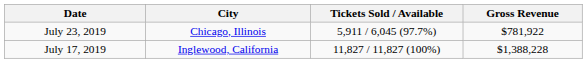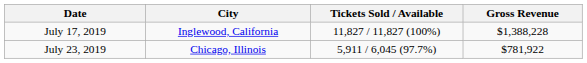rows swapped: (75, 49) <-> (75, 31)
